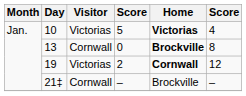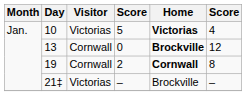(212, 47) 8 -> (215, 47) 12
(90, 64) Victorias -> (91, 64) Cornwall
(215, 64) 12 -> (212, 64) 8
(91, 82) Cornwall -> (90, 82) Victorias
